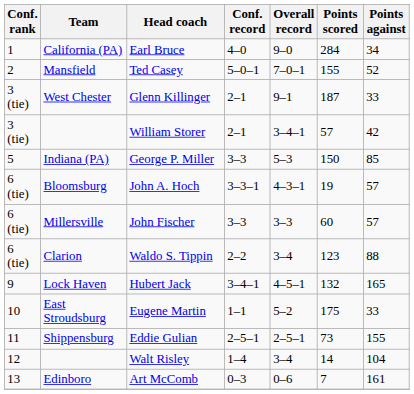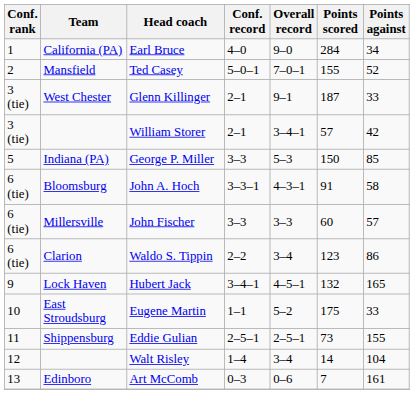(327, 186) 19 -> (327, 186) 91
(373, 186) 57 -> (373, 186) 58
(373, 256) 88 -> (373, 256) 86
